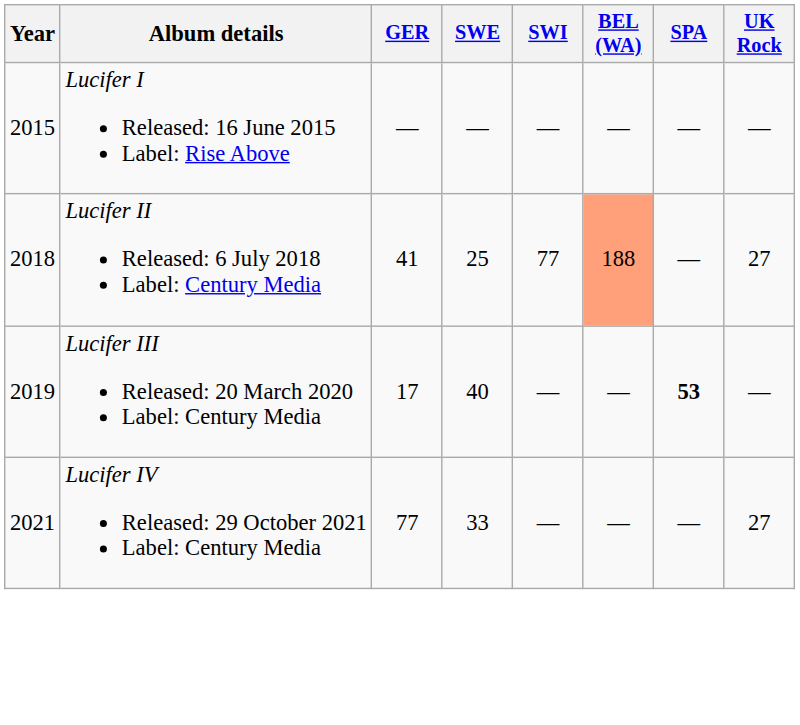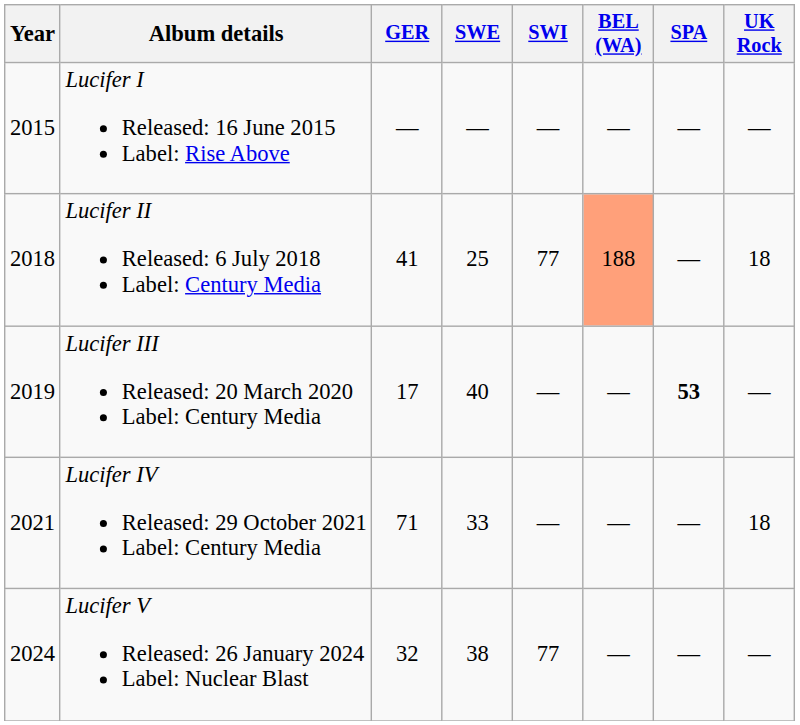(759, 259) 27 -> (759, 259) 18
(407, 522) 77 -> (407, 522) 71
(759, 522) 27 -> (759, 522) 18
+ row: (216, 643)
